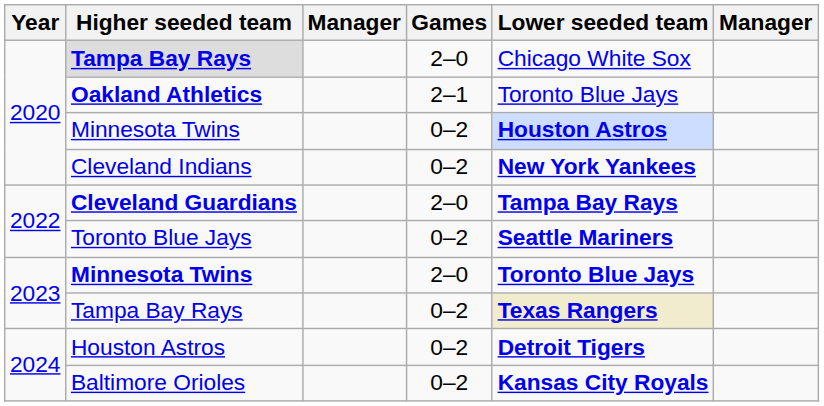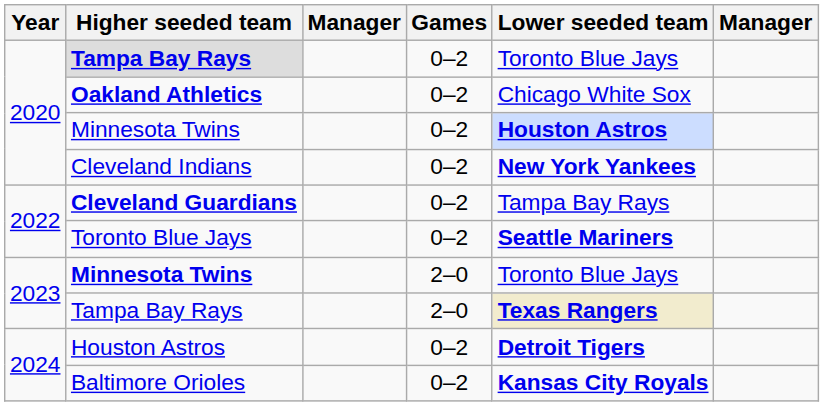(449, 58) 2–0 -> (449, 58) 0–2
(594, 58) Chicago White Sox -> (588, 58) Toronto Blue Jays
(449, 94) 2–1 -> (449, 94) 0–2
(588, 94) Toronto Blue Jays -> (594, 94) Chicago White Sox
(449, 202) 2–0 -> (449, 202) 0–2
(588, 202) bold -> (583, 202) normal
(596, 274) bold -> (588, 274) normal
(449, 310) 0–2 -> (449, 310) 2–0
